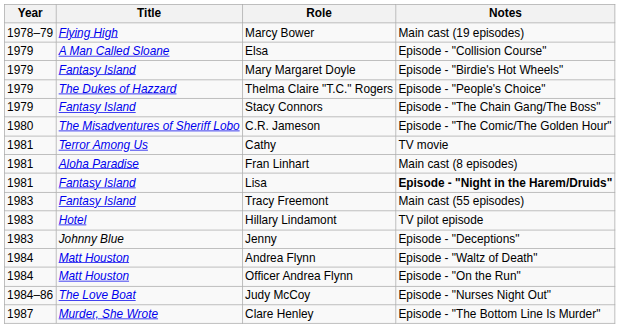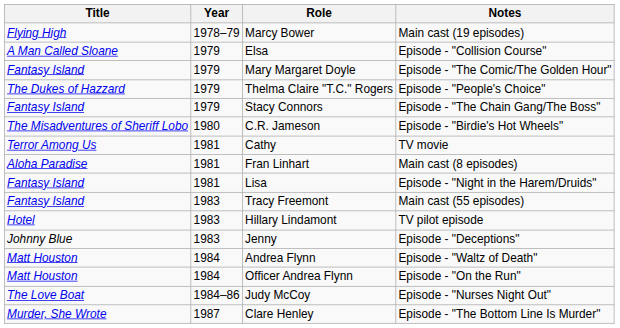columns swapped: (30, 13) <-> (149, 13)
(481, 70) Episode - "Birdie's Hot Wheels" -> (505, 70) Episode - "The Comic/The Golden Hour"
(505, 126) Episode - "The Comic/The Golden Hour" -> (481, 126) Episode - "Birdie's Hot Wheels"
(505, 182) bold -> (497, 182) normal
